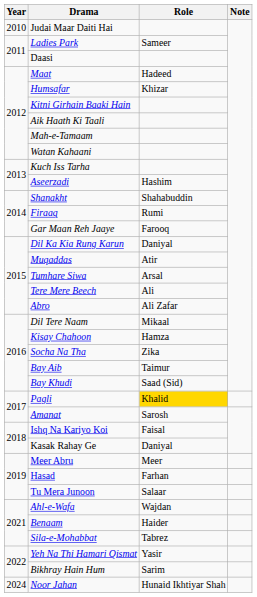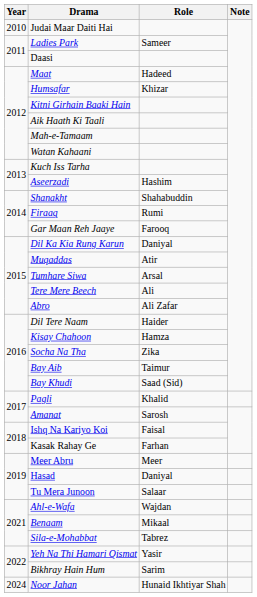(155, 321) Mikaal -> (155, 321) Haider
(155, 399) gold background -> (155, 399) no background
(157, 445) Daniyal -> (155, 445) Farhan
(155, 476) Farhan -> (157, 476) Daniyal
(155, 523) Haider -> (155, 523) Mikaal
